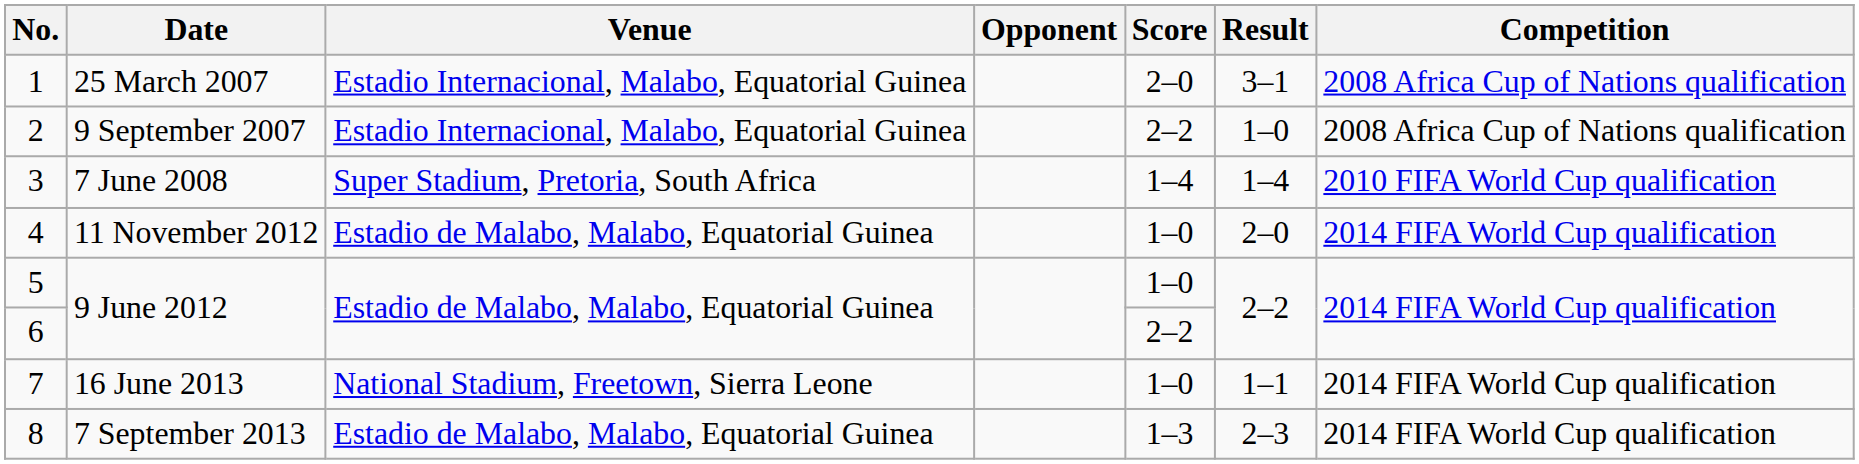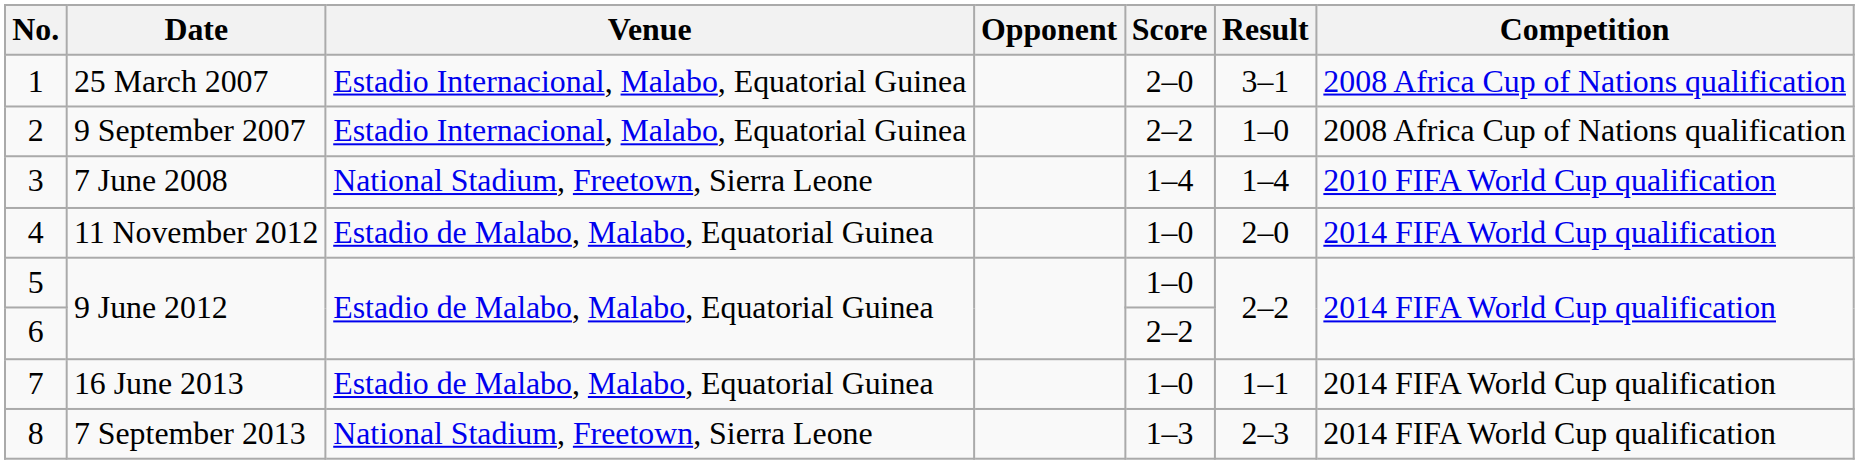(575, 181) Super Stadium, Pretoria, South Africa -> (603, 181) National Stadium, Freetown, Sierra Leone
(603, 383) National Stadium, Freetown, Sierra Leone -> (633, 383) Estadio de Malabo, Malabo, Equatorial Guinea
(633, 433) Estadio de Malabo, Malabo, Equatorial Guinea -> (603, 433) National Stadium, Freetown, Sierra Leone
